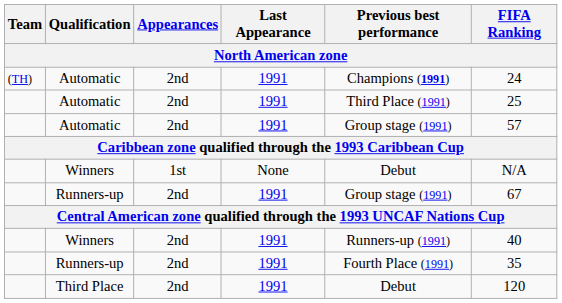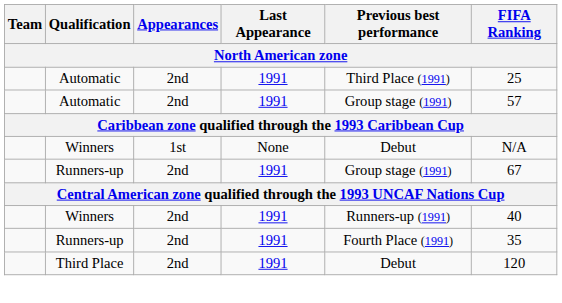- row: (20, 79)
